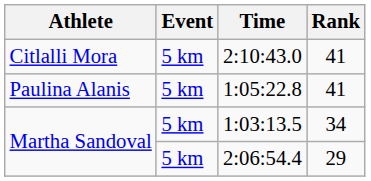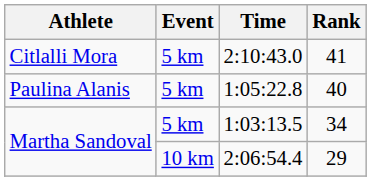(336, 90) 41 -> (336, 90) 40
(182, 158) 5 km -> (188, 158) 10 km
